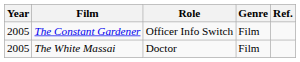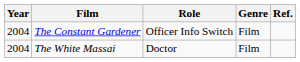(18, 31) 2005 -> (18, 31) 2004
(18, 48) 2005 -> (18, 48) 2004
